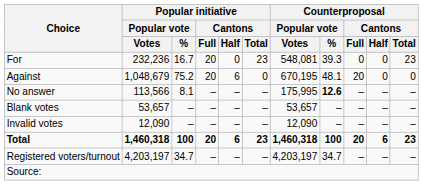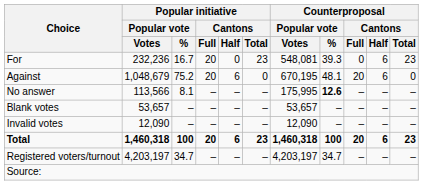(385, 60) 0 -> (385, 60) 6
(385, 76) 0 -> (385, 76) 6
